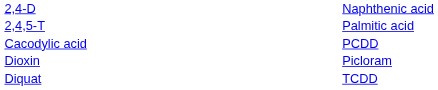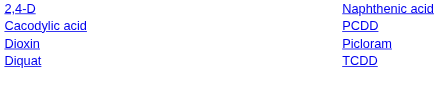- row: (25, 26)
